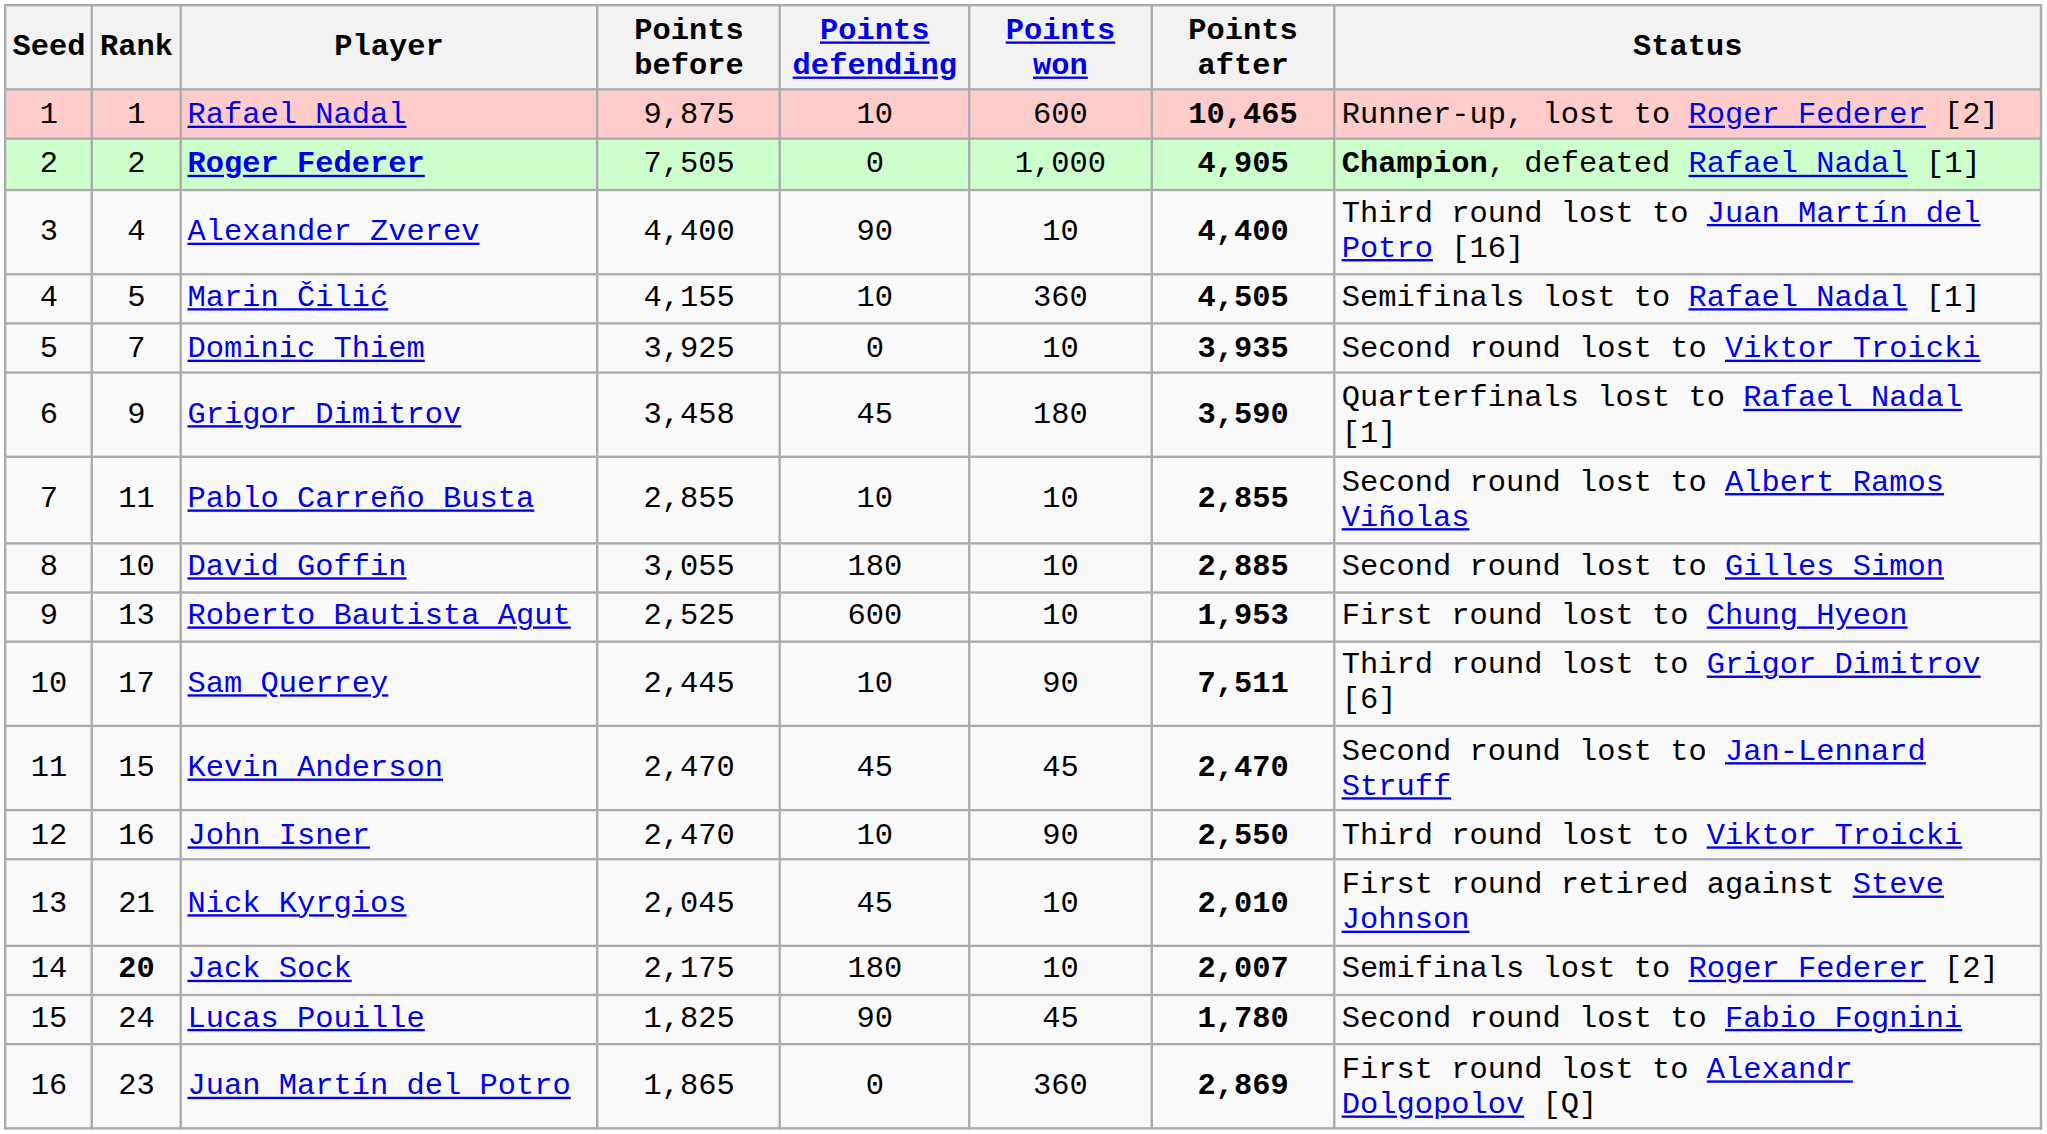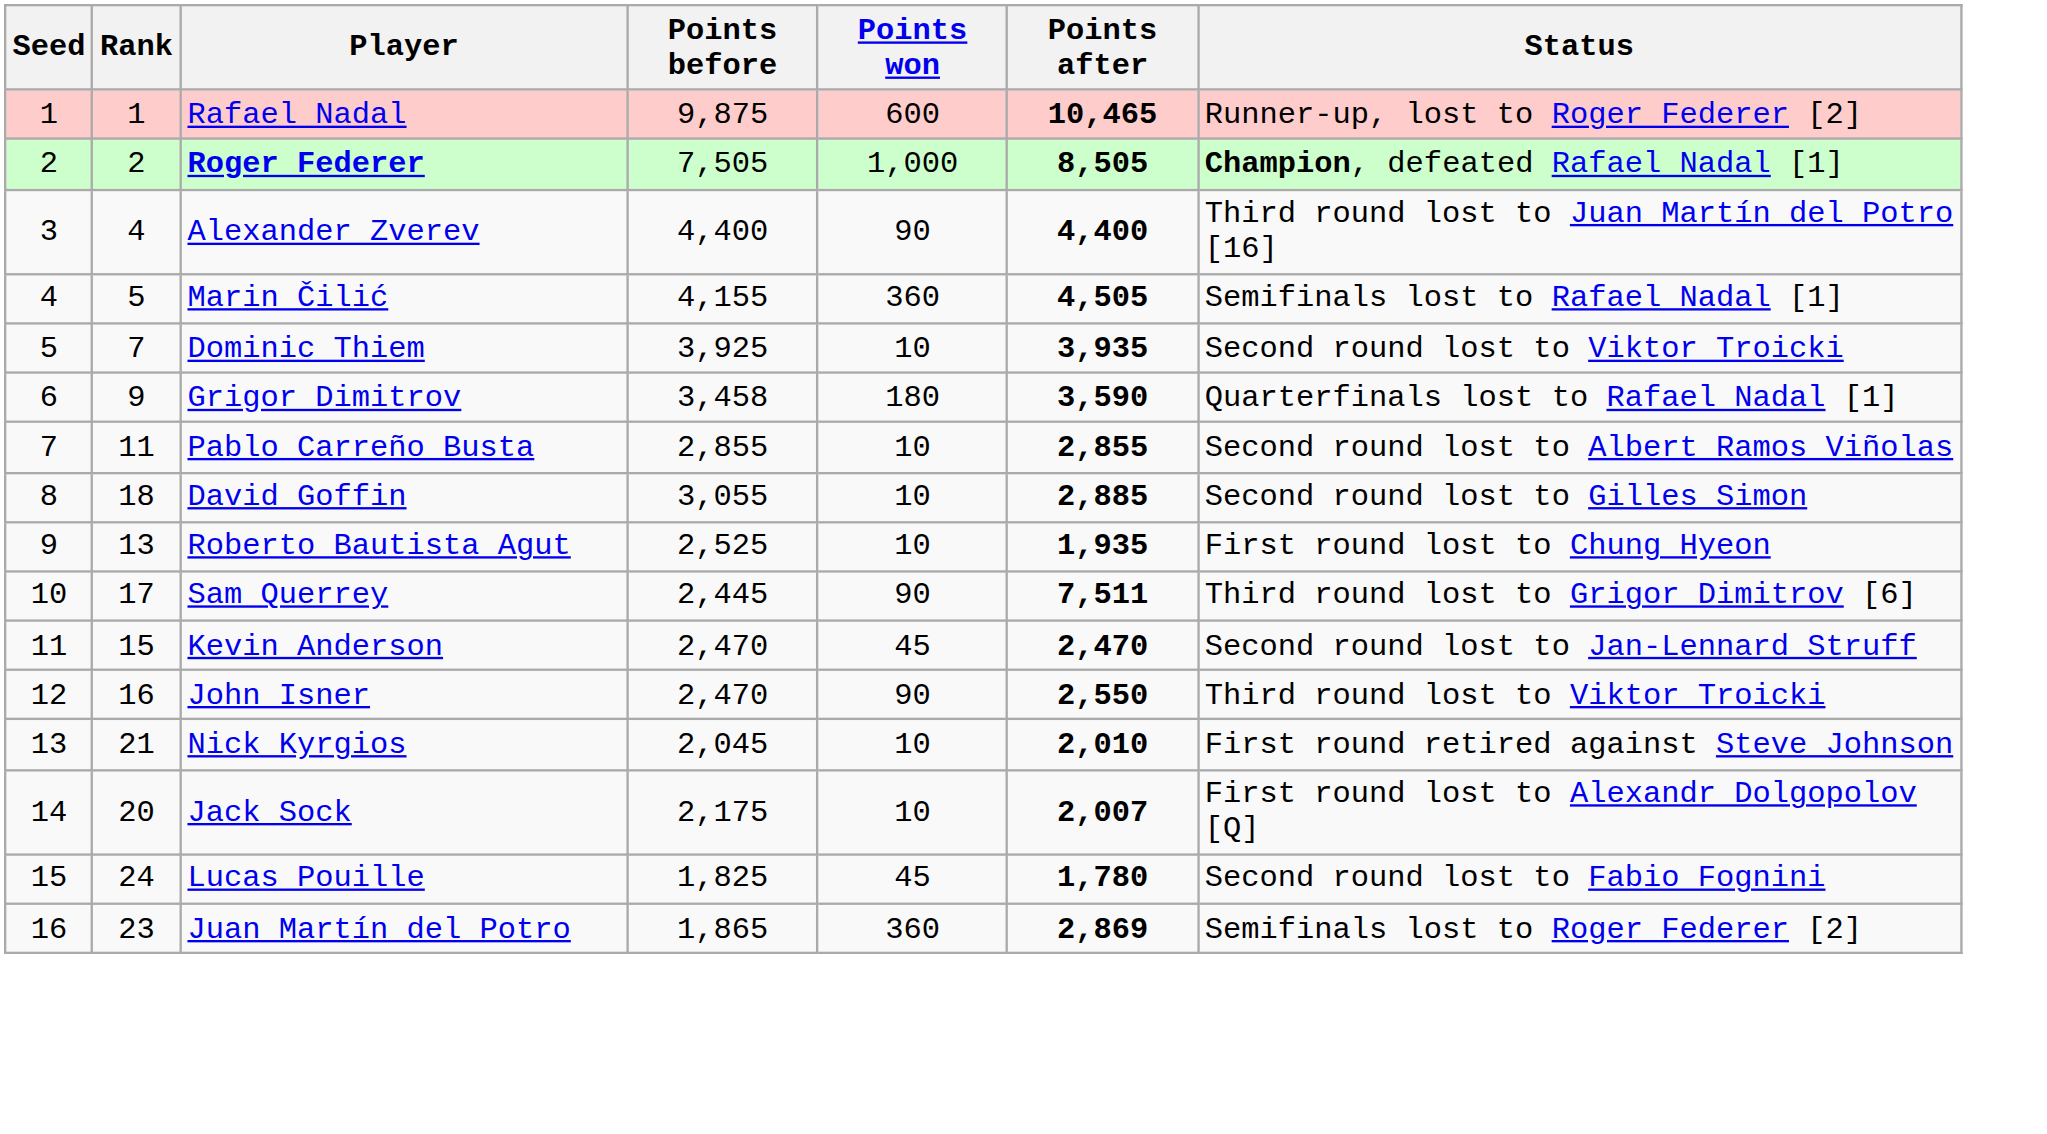- column: (875, 48)
(1243, 164) 4,905 -> (1103, 164) 8,505
(1060, 231) 10 -> (913, 231) 90
(136, 567) 10 -> (136, 497) 18
(1243, 617) 1,953 -> (1103, 546) 1,935
(136, 970) bold -> (136, 812) normal
(1670, 970) Semifinals lost to Roger Federer [2] -> (1561, 812) First round lost to Alexandr Dolgopolov [Q]
(1597, 1086) First round lost to Alexandr Dolgopolov [Q] -> (1533, 929) Semifinals lost to Roger Federer [2]
